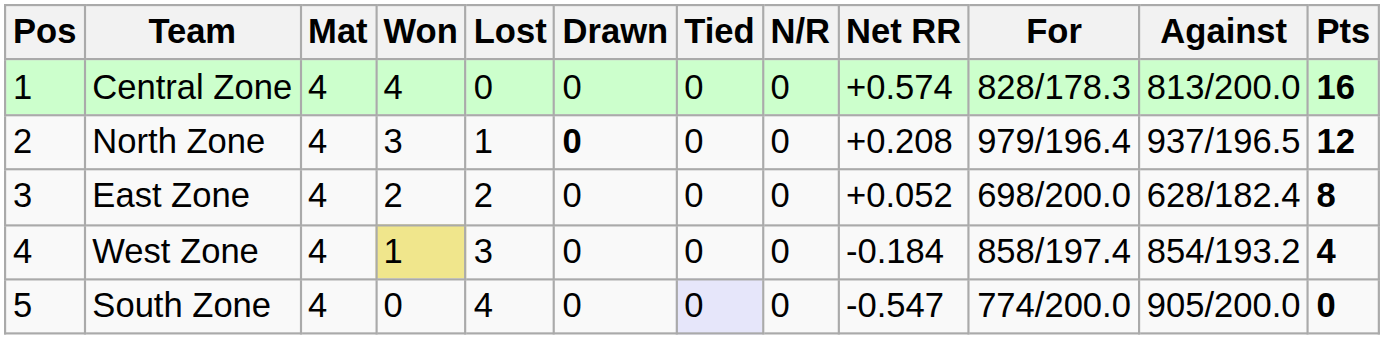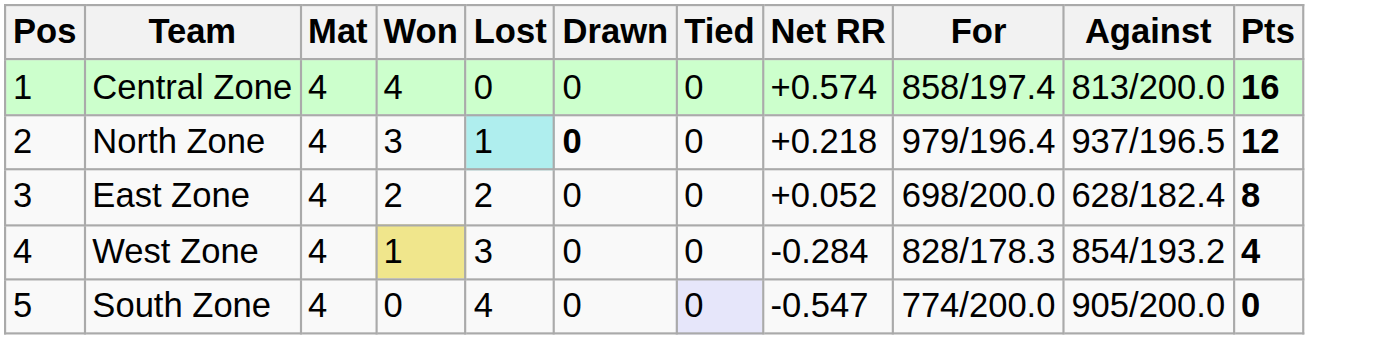- column: (800, 31)
(1054, 86) 828/178.3 -> (979, 86) 858/197.4
(483, 141) no background -> (483, 141) paleturquoise background
(899, 141) +0.208 -> (824, 141) +0.218
(895, 251) -0.184 -> (820, 251) -0.284
(1054, 251) 858/197.4 -> (979, 251) 828/178.3
